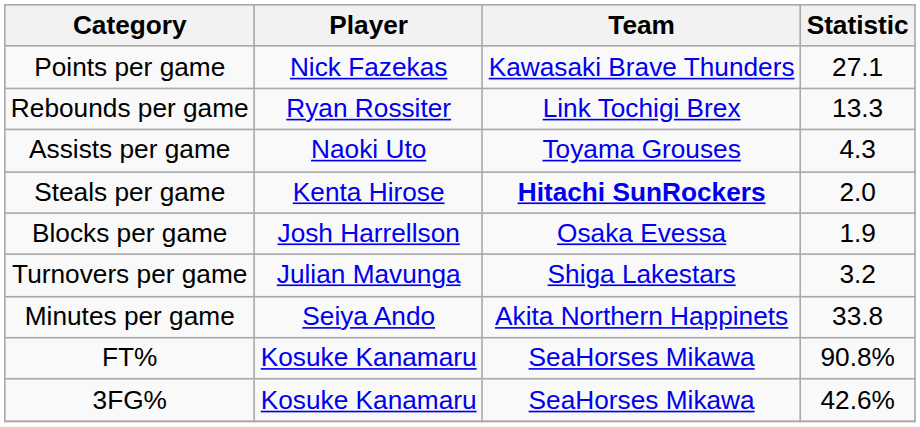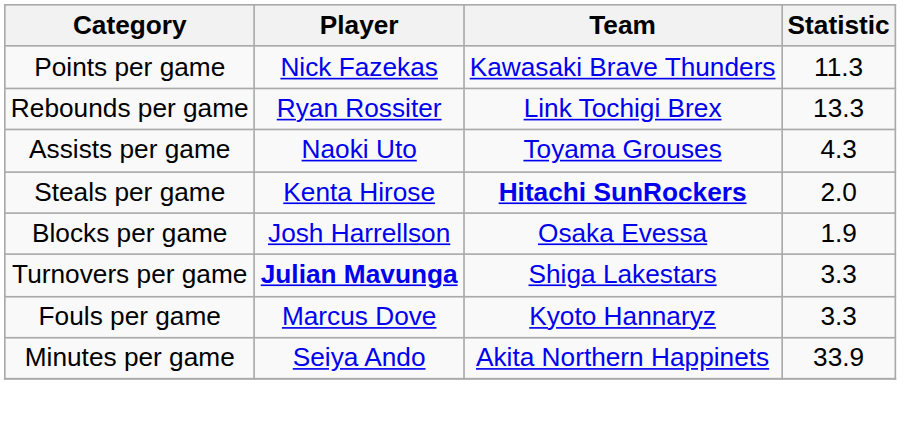(858, 66) 27.1 -> (839, 66) 11.3
(369, 274) normal -> (359, 274) bold
(858, 274) 3.2 -> (839, 274) 3.3
+ row: (130, 316)
(858, 316) 33.8 -> (839, 358) 33.9
- row: (130, 358)
- row: (130, 399)
